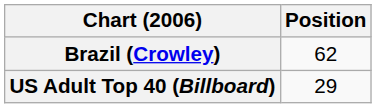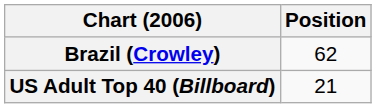(326, 86) 29 -> (326, 86) 21
